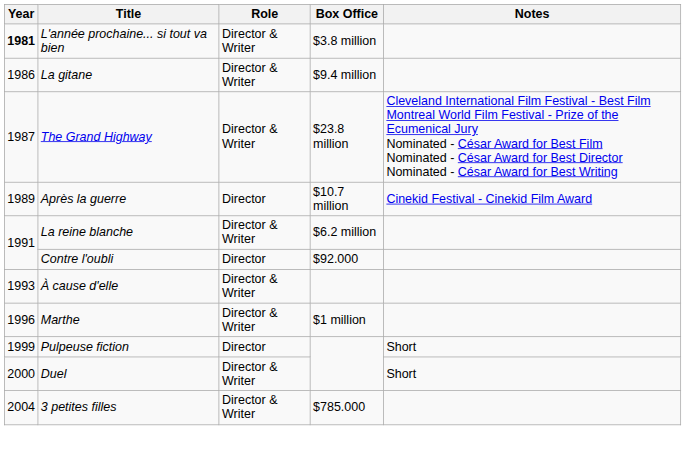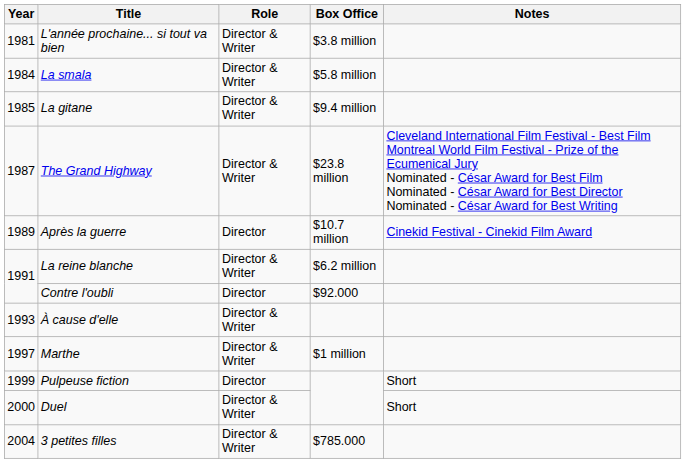(21, 41) bold -> (21, 41) normal
+ row: (66, 75)
(21, 75) 1986 -> (21, 108) 1985
(21, 320) 1996 -> (21, 353) 1997
